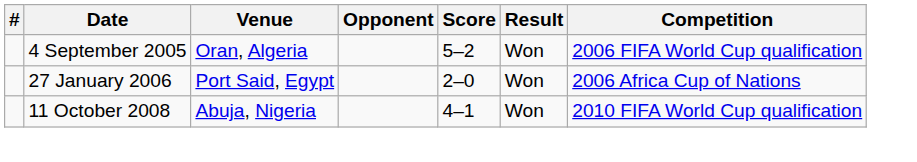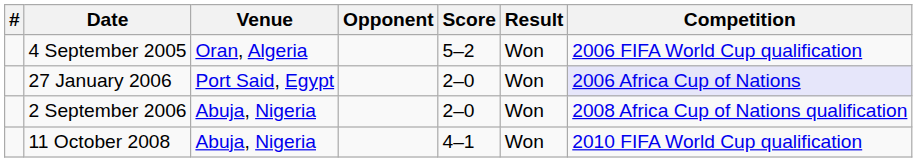(686, 80) no background -> (686, 80) lavender background
+ row: (108, 111)
